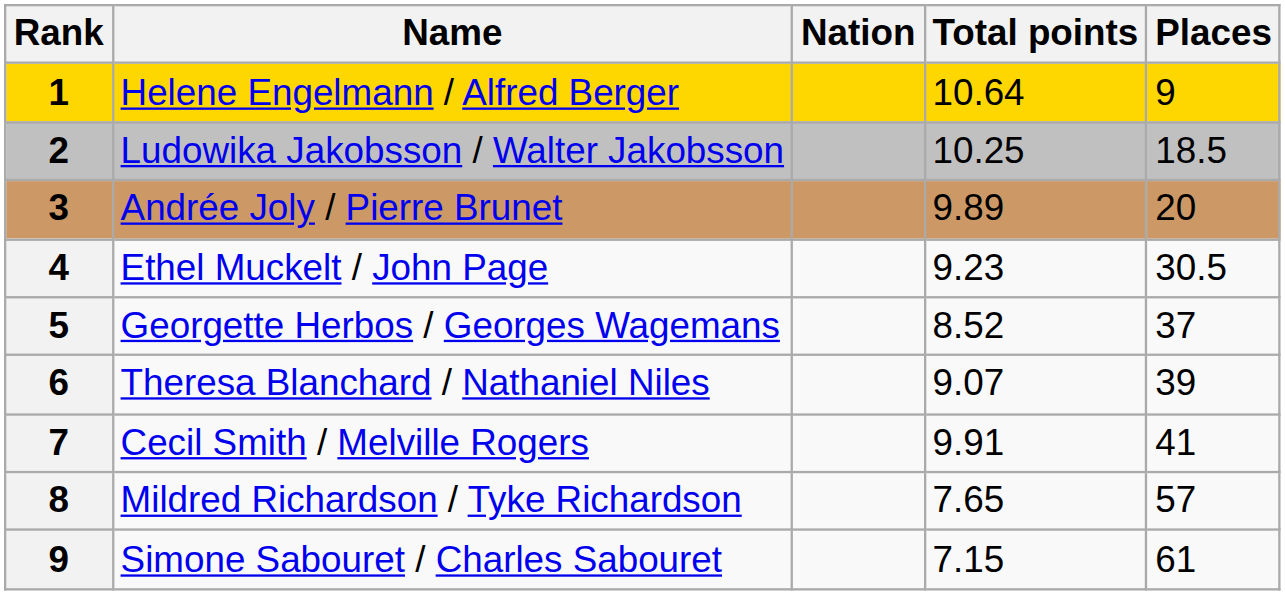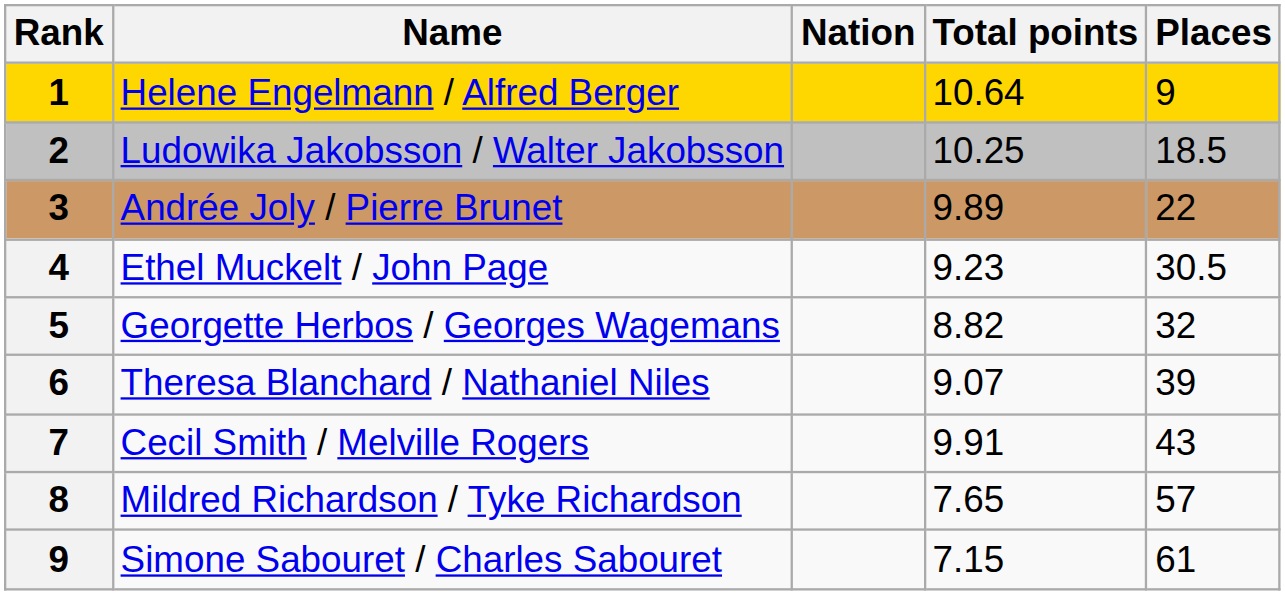(1176, 208) 20 -> (1176, 208) 22
(968, 325) 8.52 -> (968, 325) 8.82
(1176, 325) 37 -> (1176, 325) 32
(1176, 442) 41 -> (1176, 442) 43
